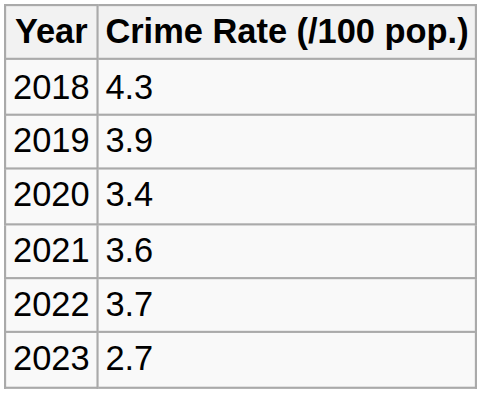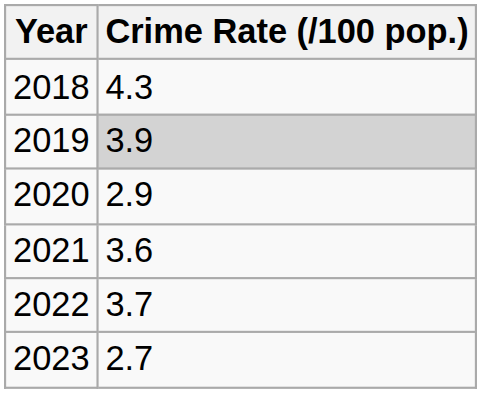(129, 140) no background -> (129, 140) lightgrey background
(129, 195) 3.4 -> (129, 195) 2.9
